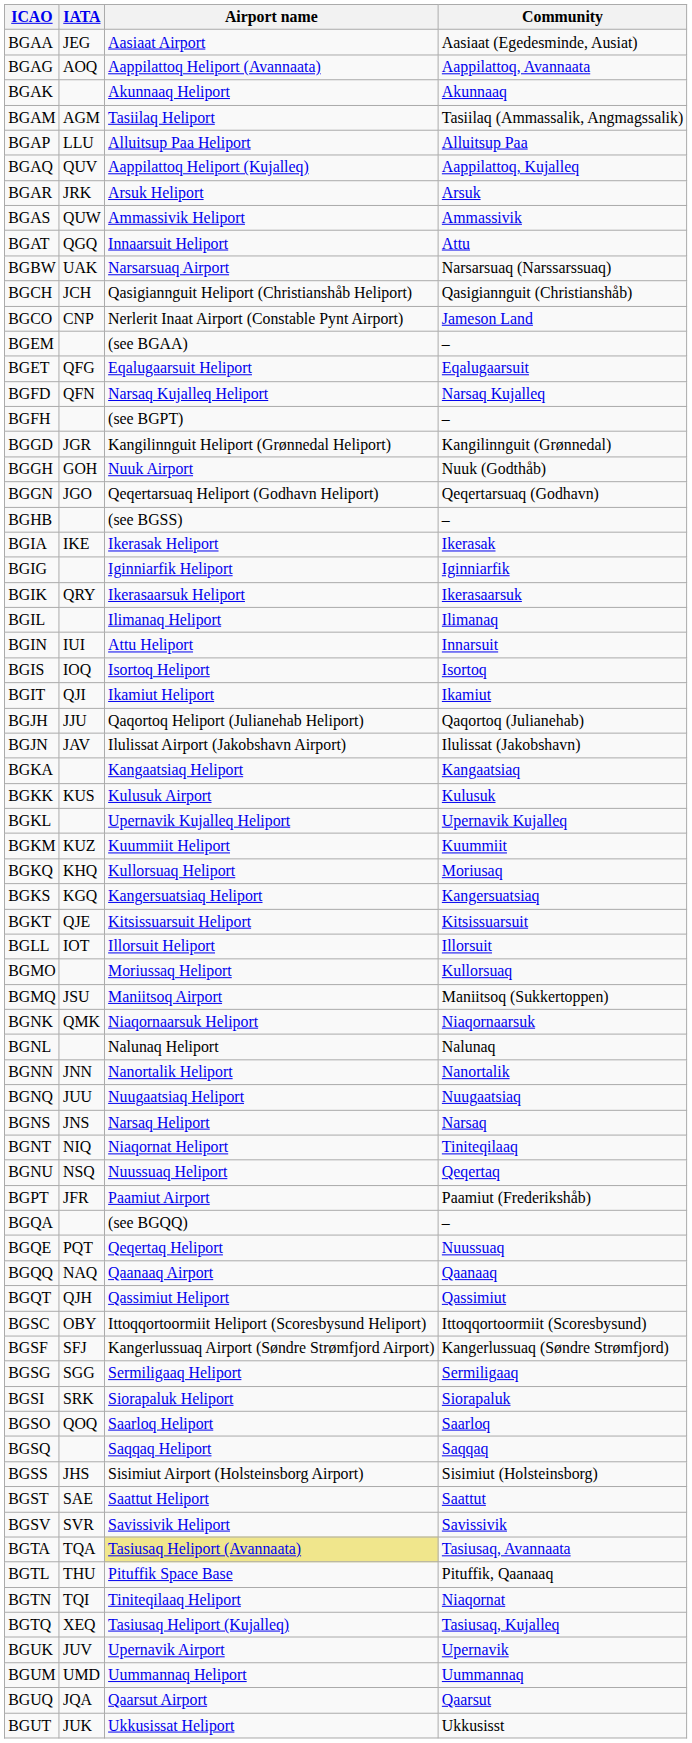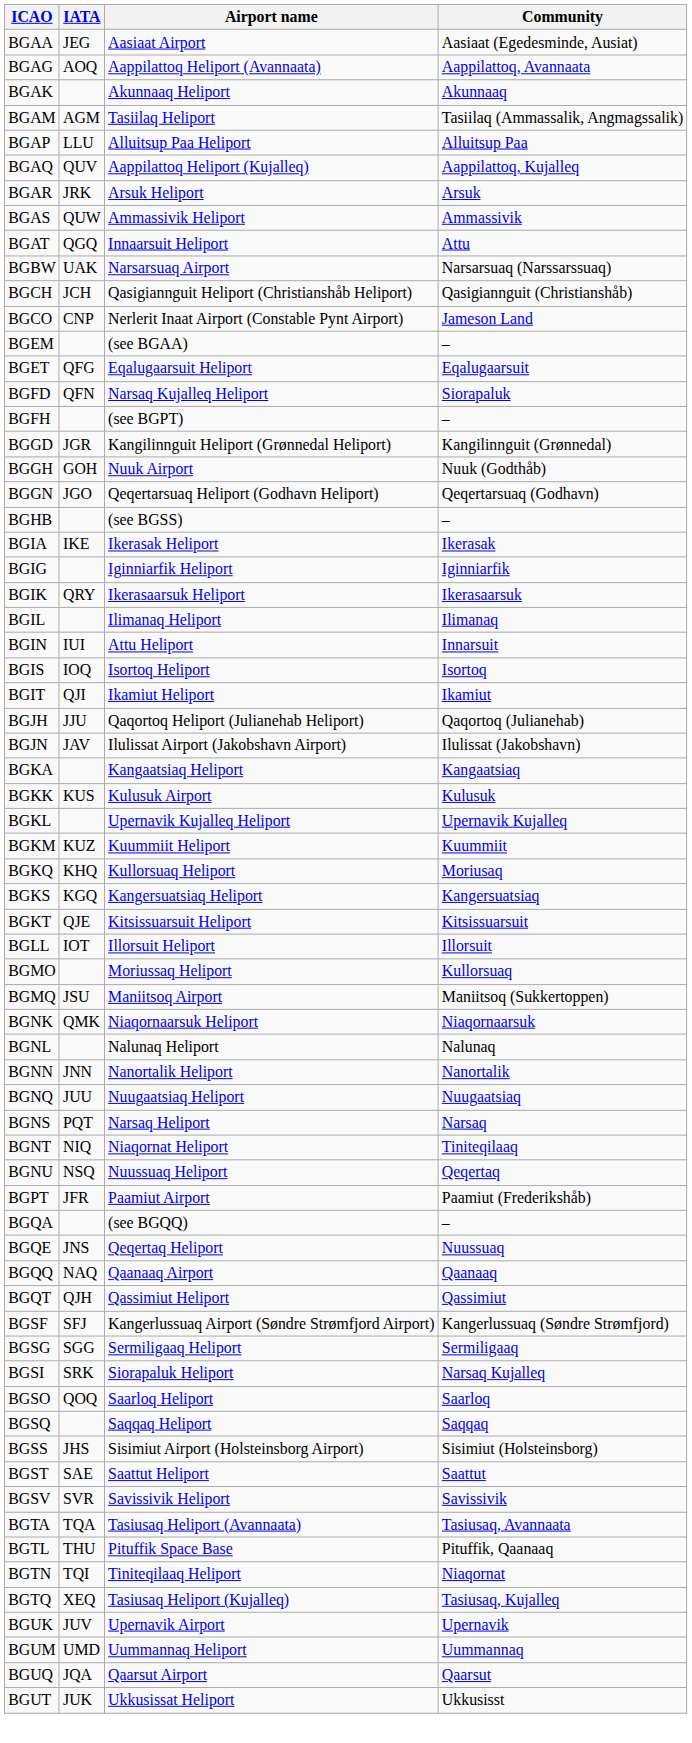(494, 393) Narsaq Kujalleq -> (476, 393) Siorapaluk
(76, 1122) JNS -> (78, 1122) PQT
(78, 1248) PQT -> (76, 1248) JNS
- row: (29, 1323)
(476, 1398) Siorapaluk -> (494, 1373) Narsaq Kujalleq
(205, 1549) khaki background -> (205, 1524) no background
